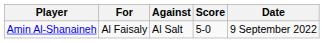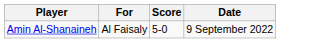- column: (171, 12)
